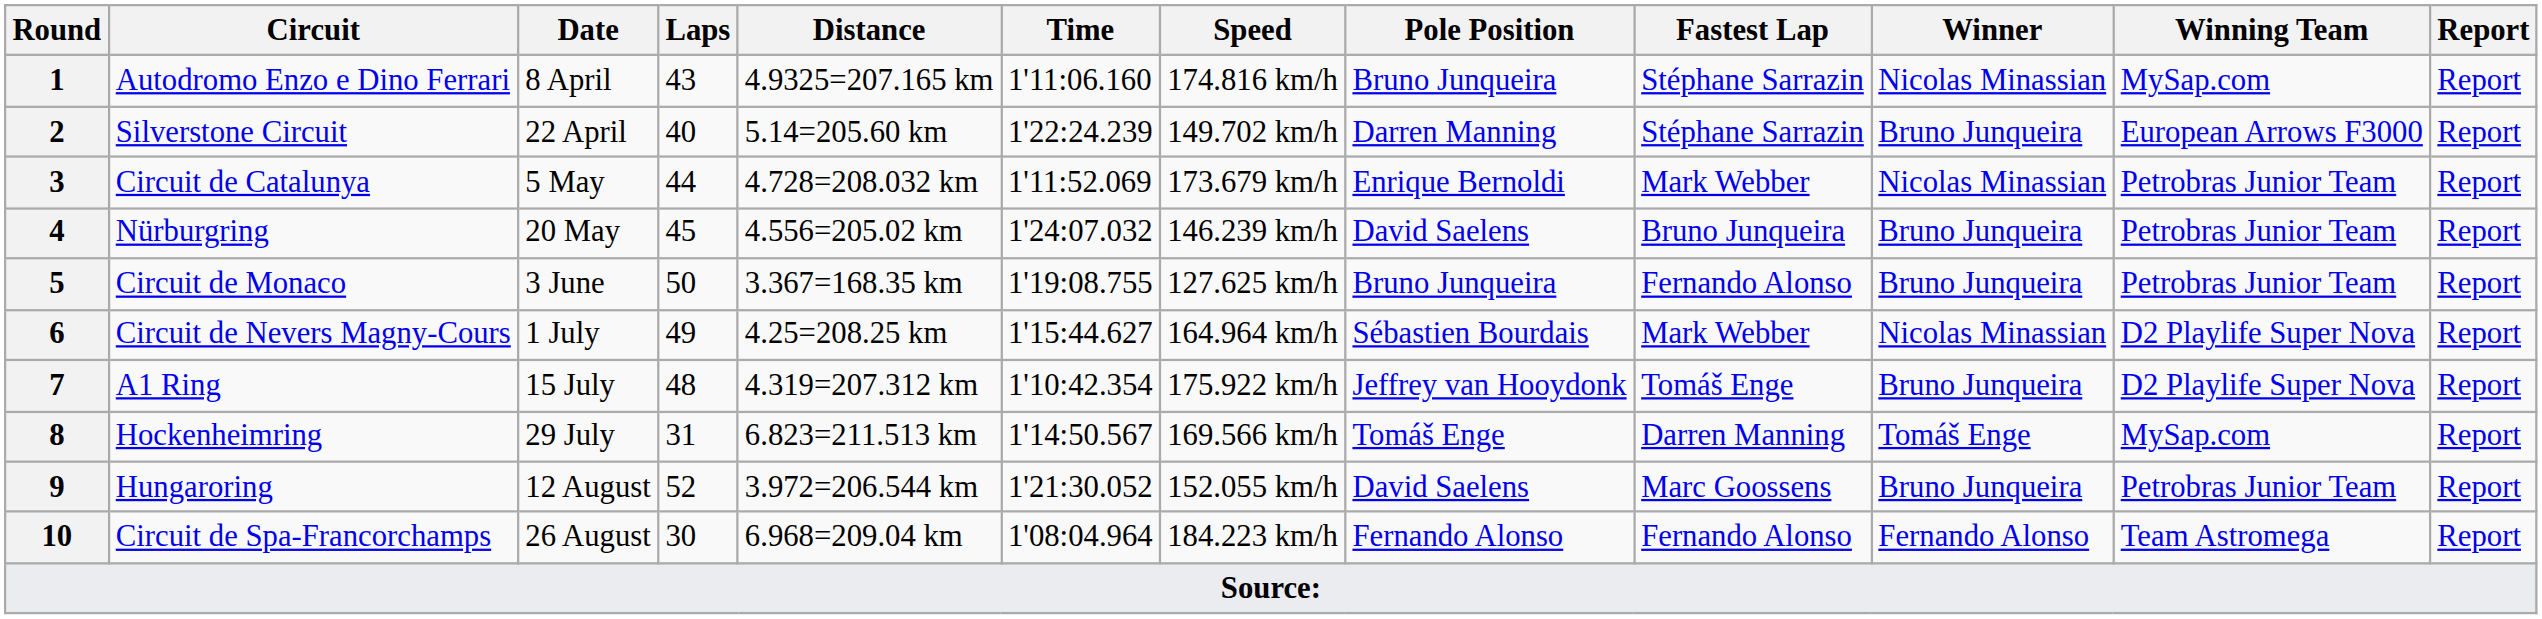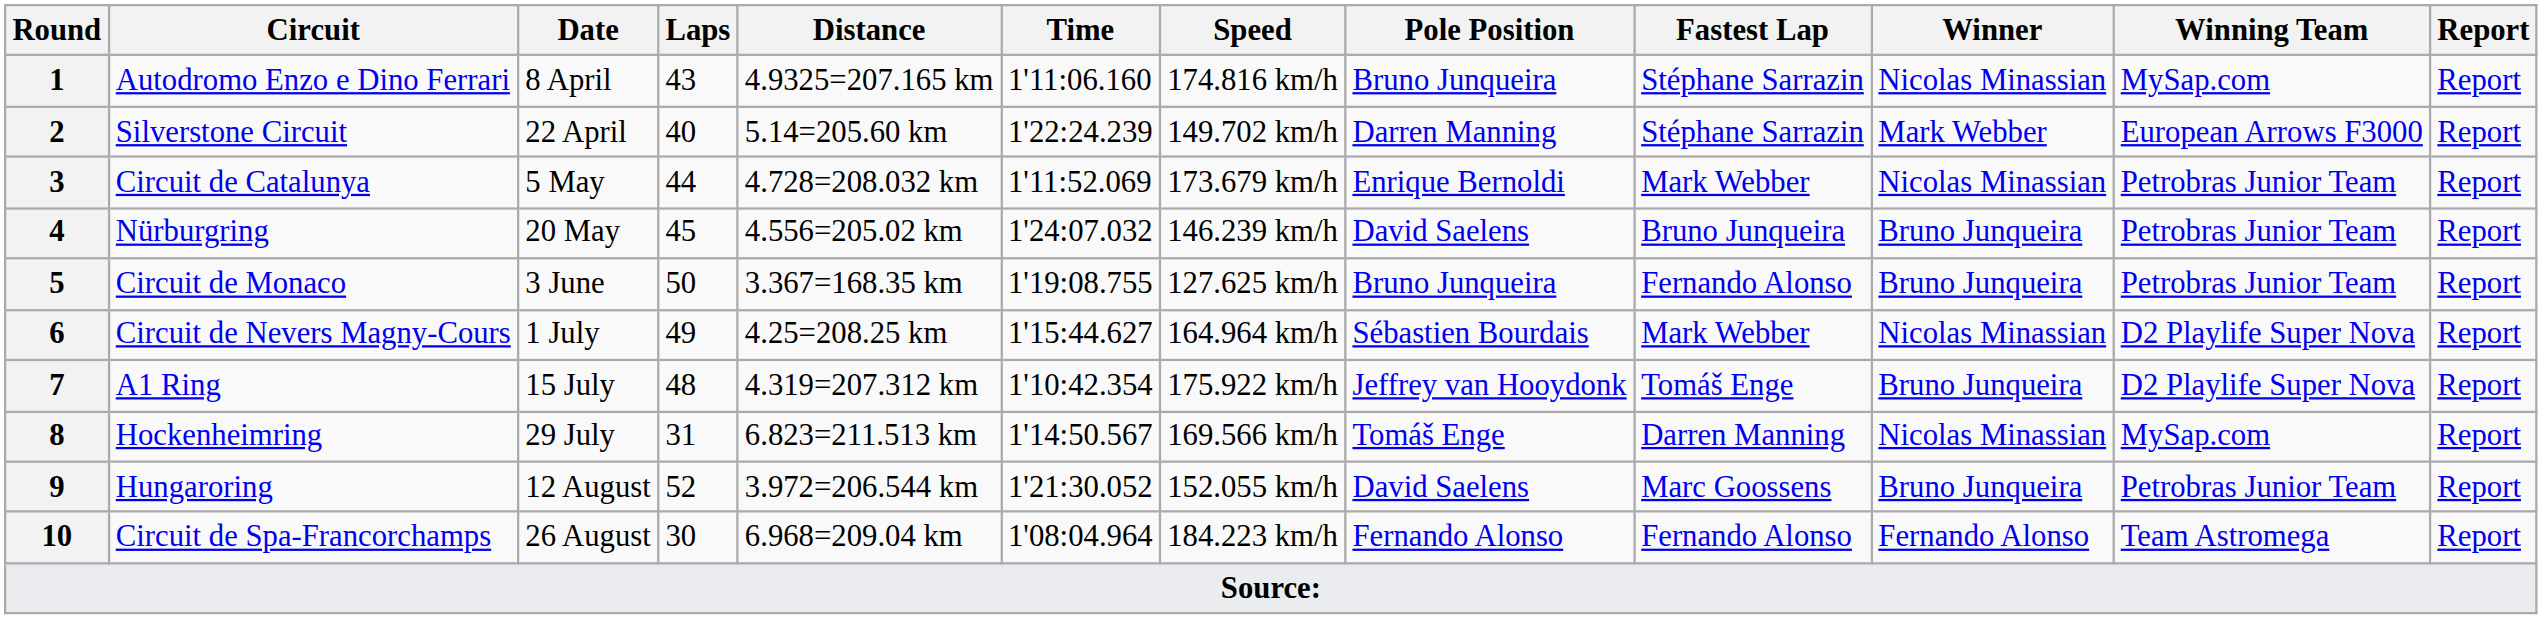(1980, 130) Bruno Junqueira -> (1963, 130) Mark Webber
(1955, 435) Tomáš Enge -> (1992, 435) Nicolas Minassian
